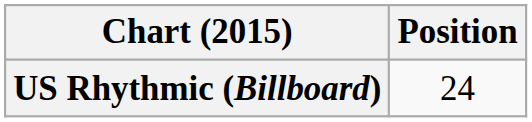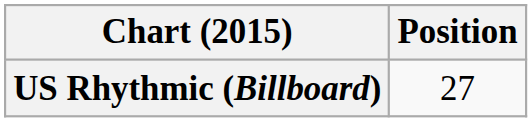(458, 87) 24 -> (458, 87) 27
